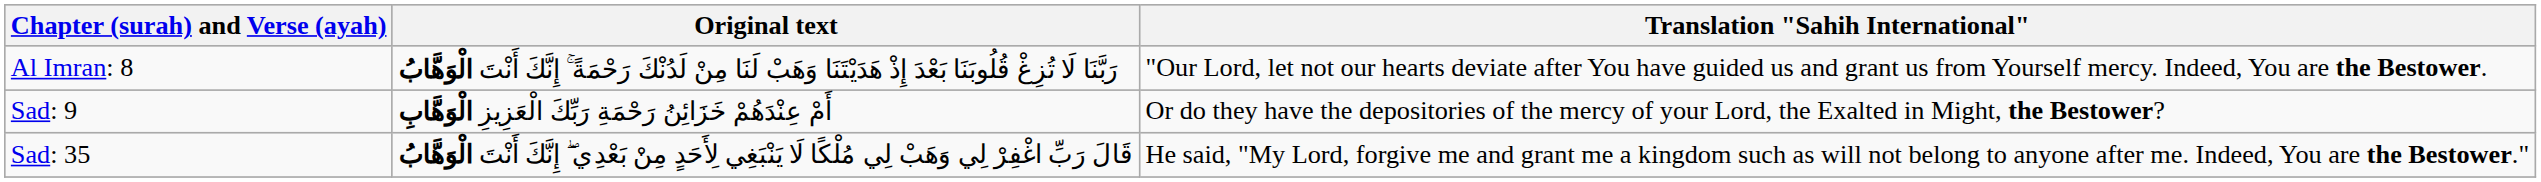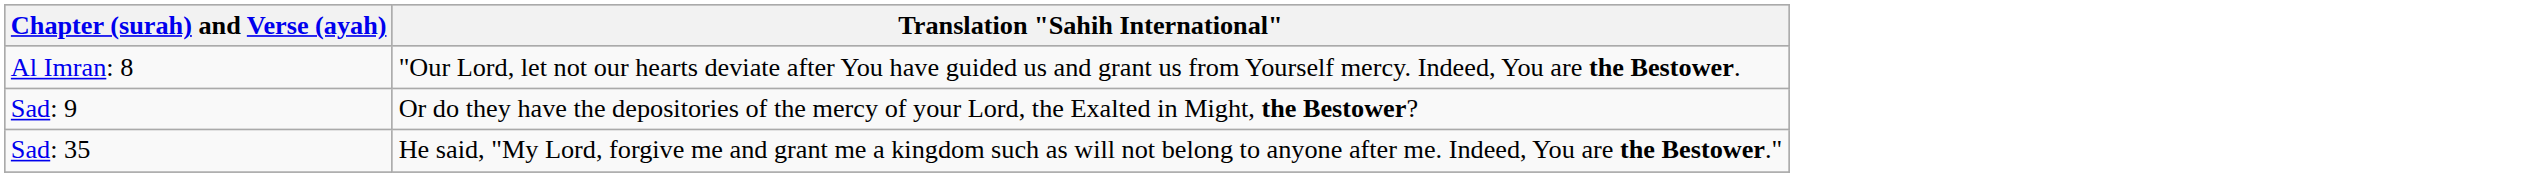- column: (766, 25)
